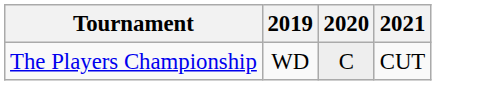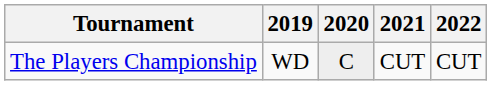+ column: (459, 23)
